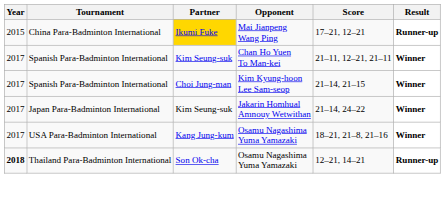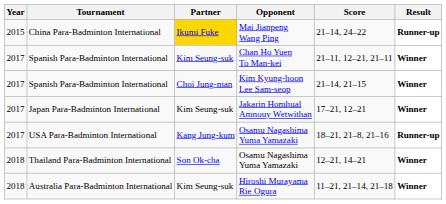(340, 32) 17–21, 12–21 -> (341, 32) 21–14, 24–22
(340, 109) 21–14, 24–22 -> (341, 109) 17–21, 12–21
(411, 135) Winner -> (418, 135) Runner-up
(16, 161) bold -> (16, 161) normal
(417, 161) Runner-up -> (412, 161) Winner
+ row: (101, 186)
